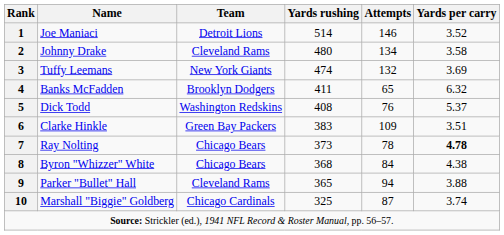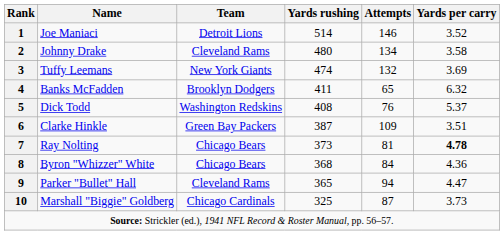(323, 126) 383 -> (323, 126) 387
(388, 145) 78 -> (388, 145) 81
(457, 164) 4.38 -> (457, 164) 4.36
(457, 182) 3.88 -> (457, 182) 4.47
(457, 201) 3.74 -> (457, 201) 3.73
